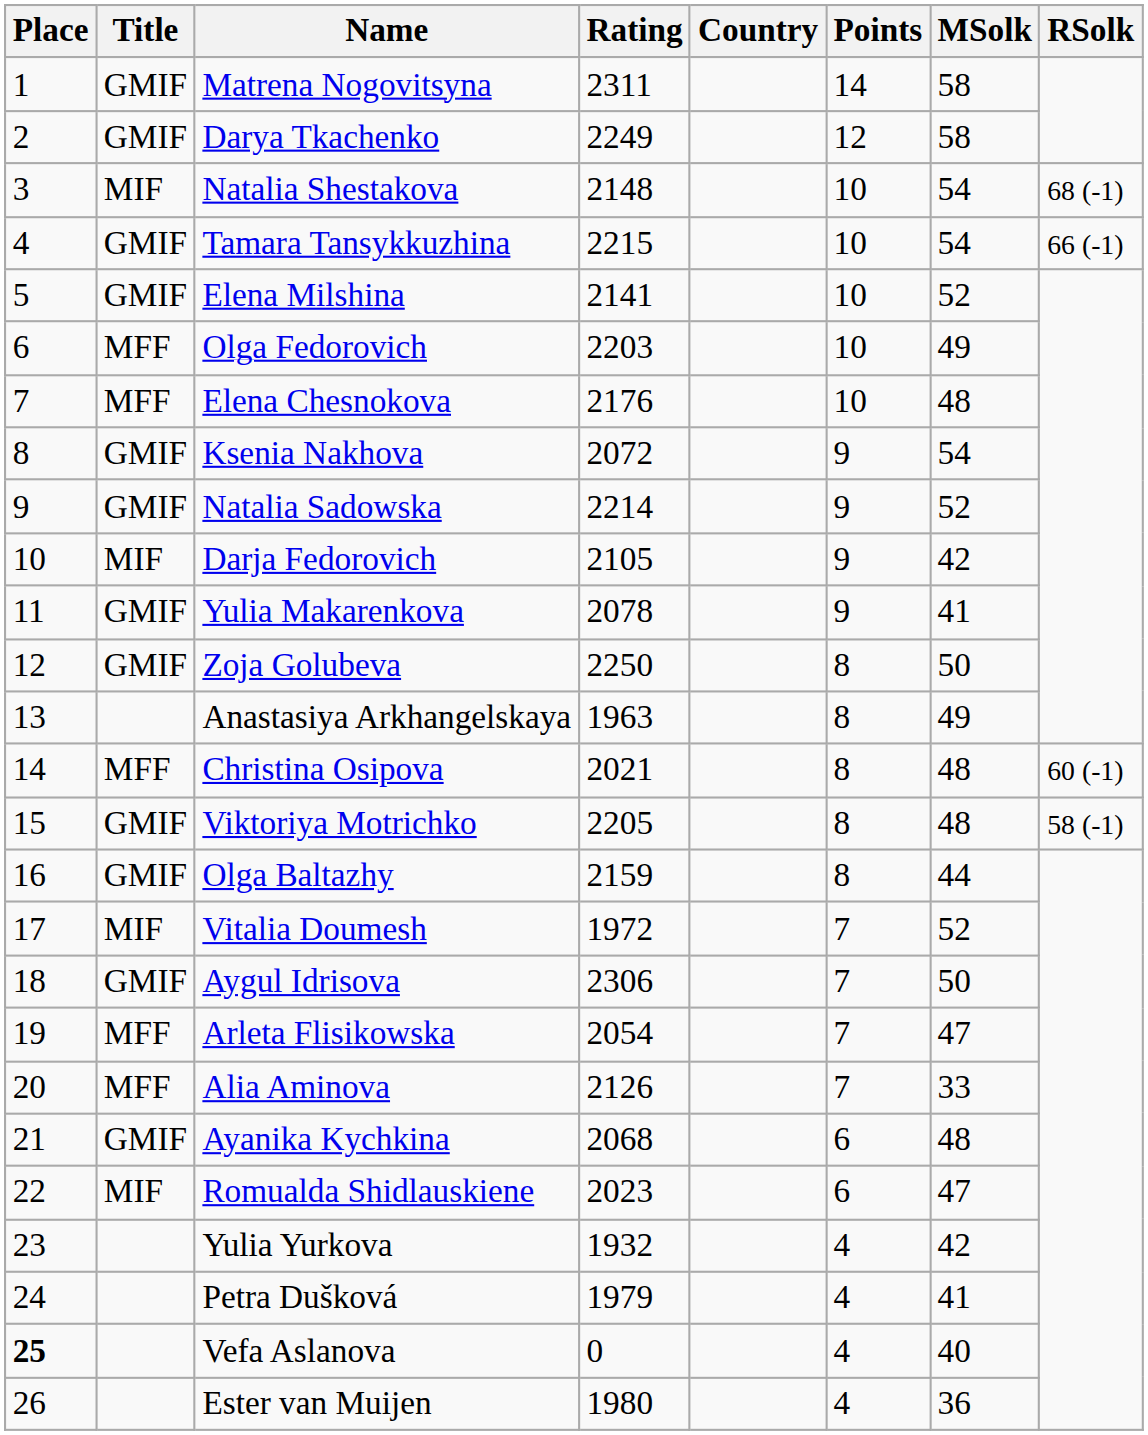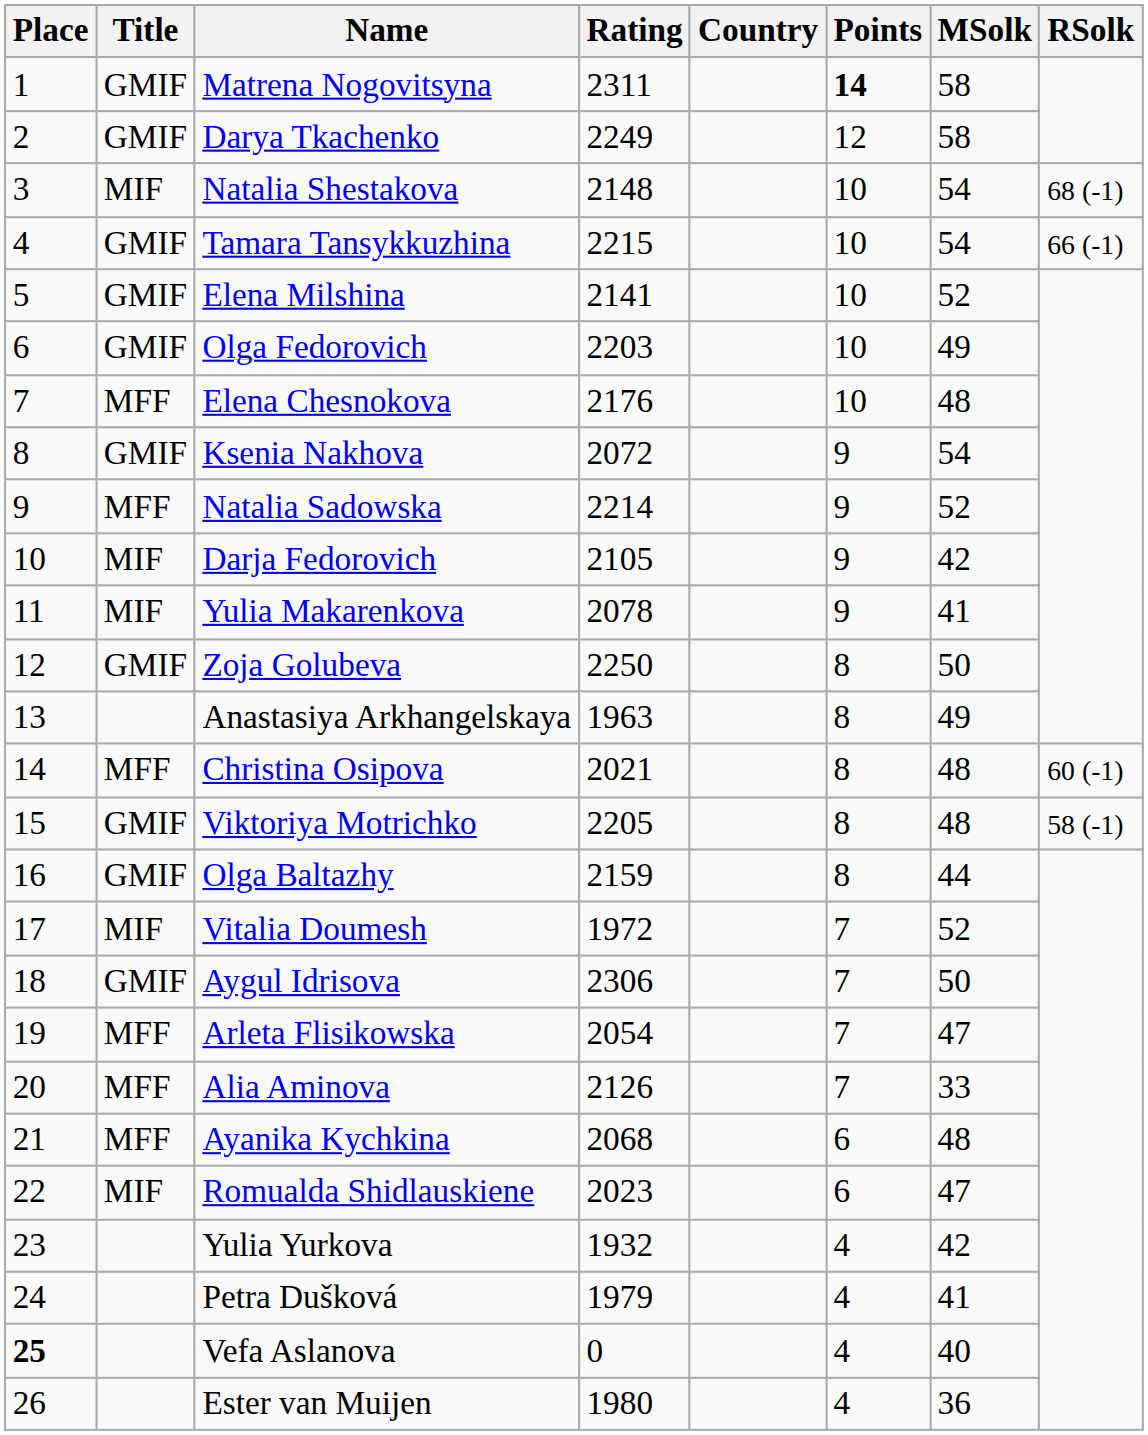(850, 83) normal -> (850, 83) bold
(137, 347) MFF -> (145, 347) GMIF
(145, 505) GMIF -> (137, 505) MFF
(145, 611) GMIF -> (133, 611) MIF
(145, 1139) GMIF -> (137, 1139) MFF
